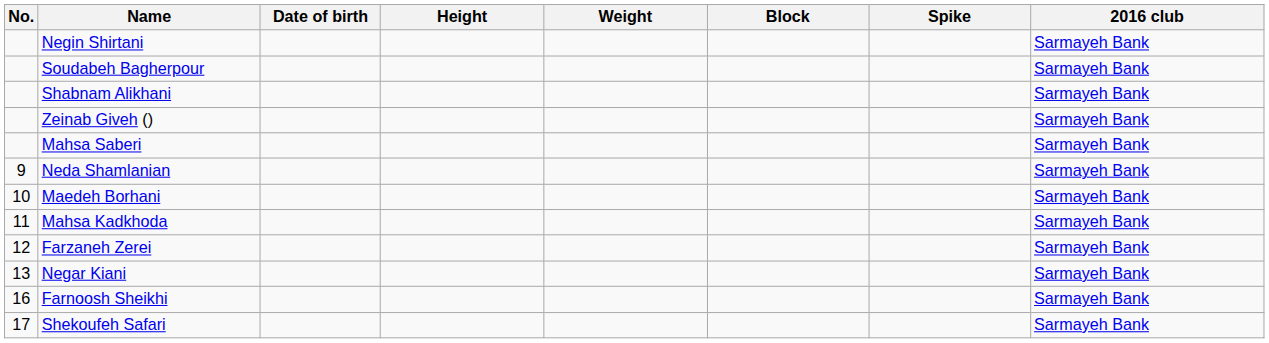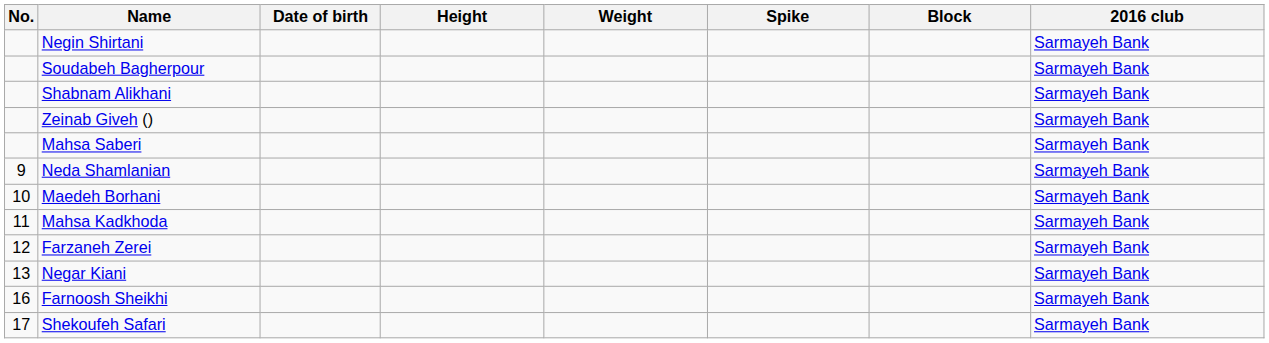columns swapped: (950, 17) <-> (788, 17)
